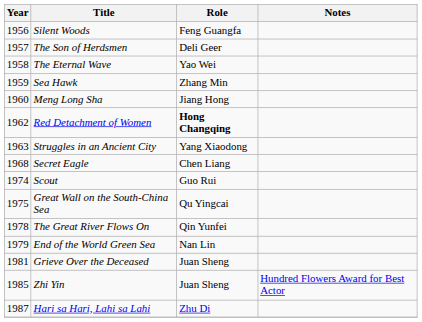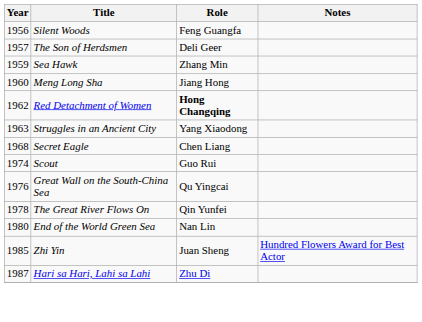- row: (72, 64)
(18, 204) 1975 -> (18, 186) 1976
(18, 244) 1979 -> (18, 227) 1980
- row: (91, 261)
